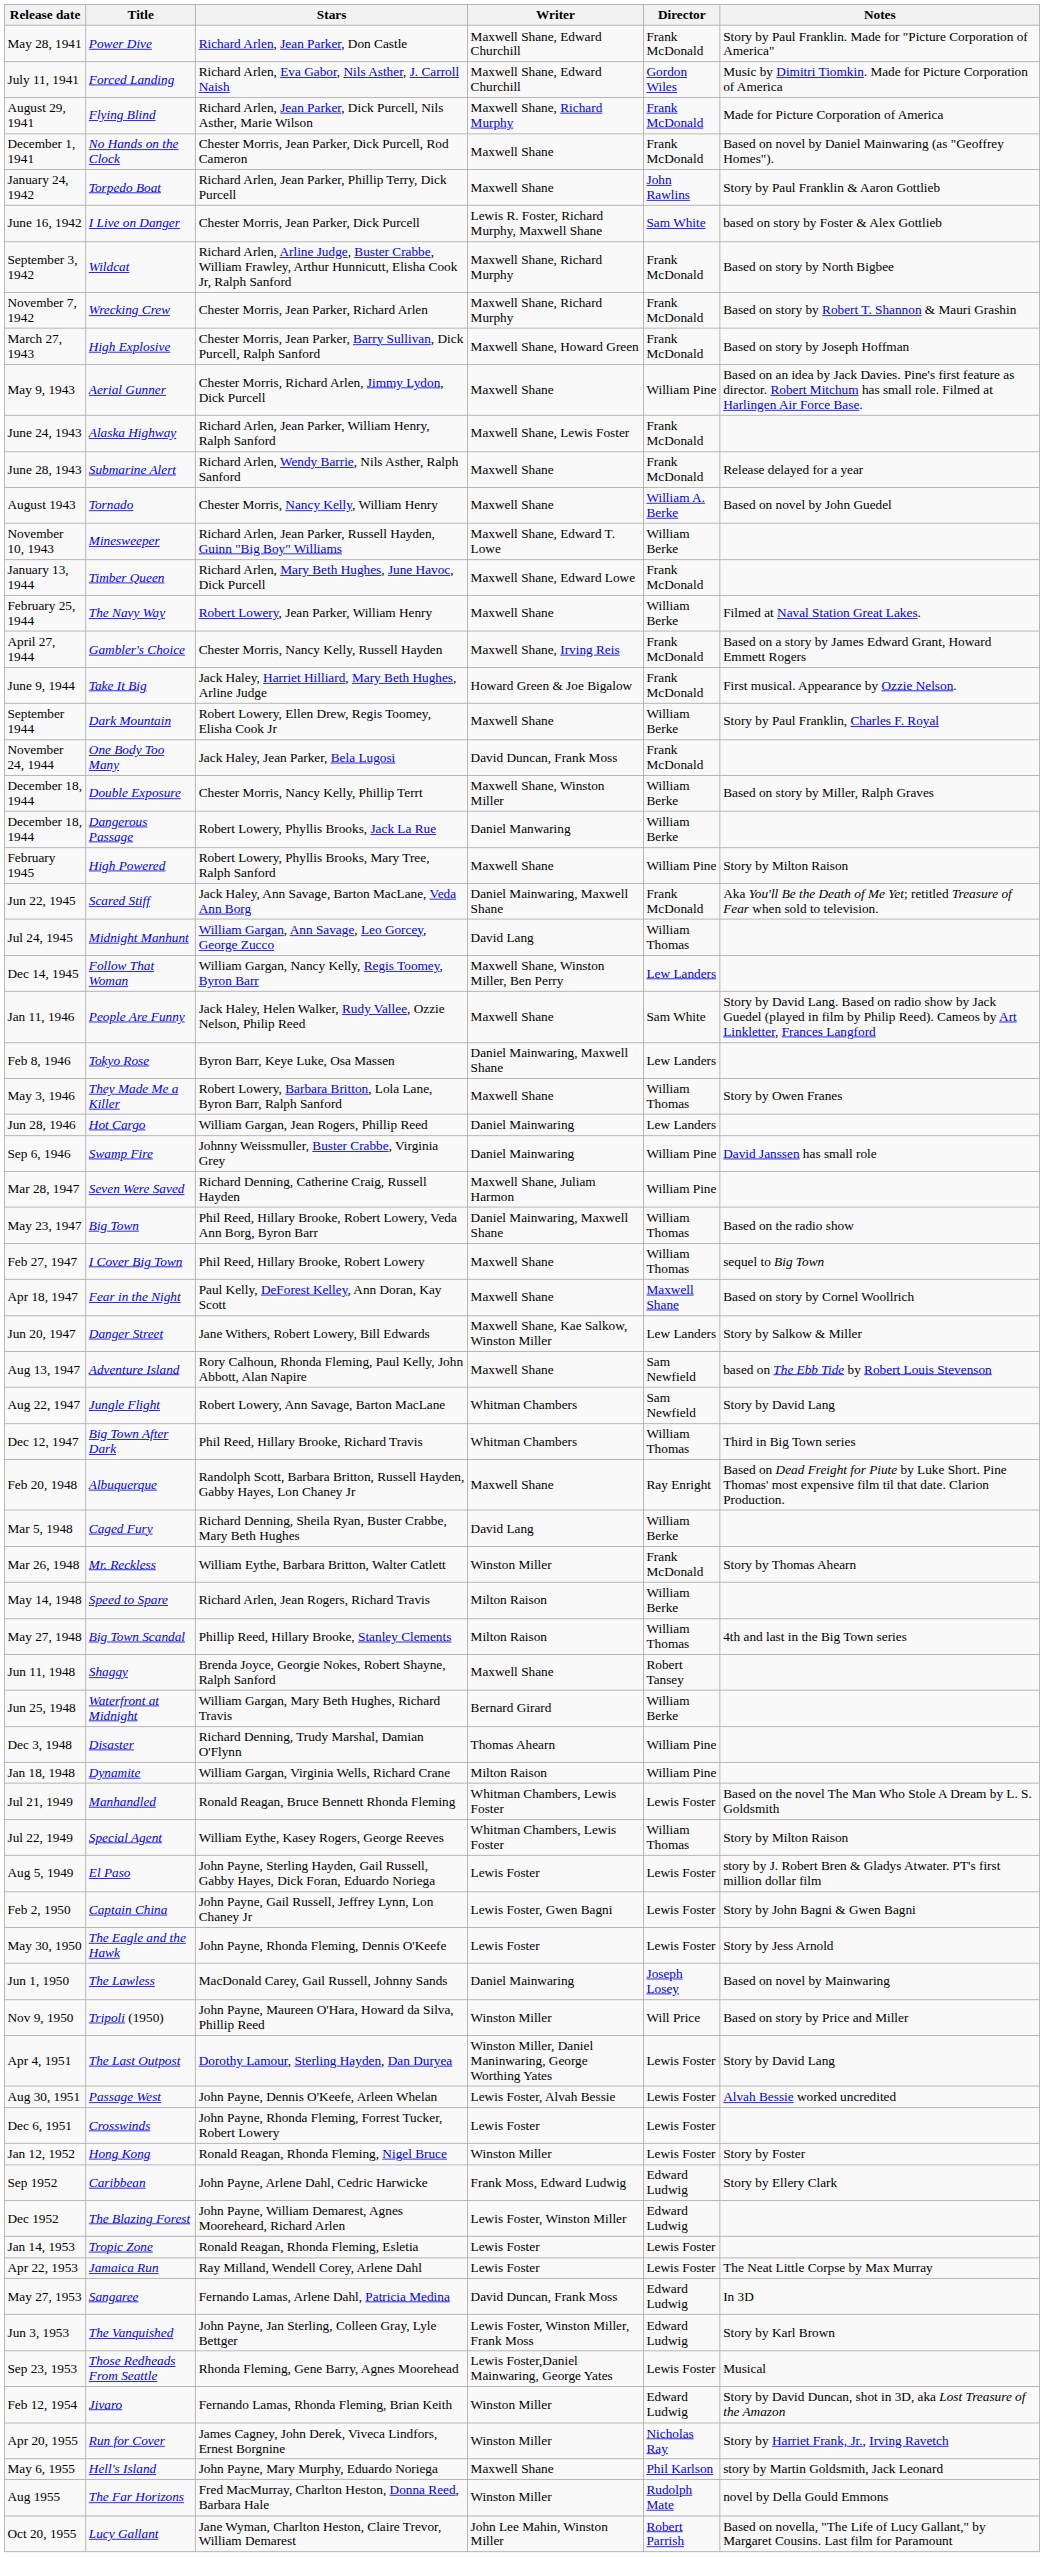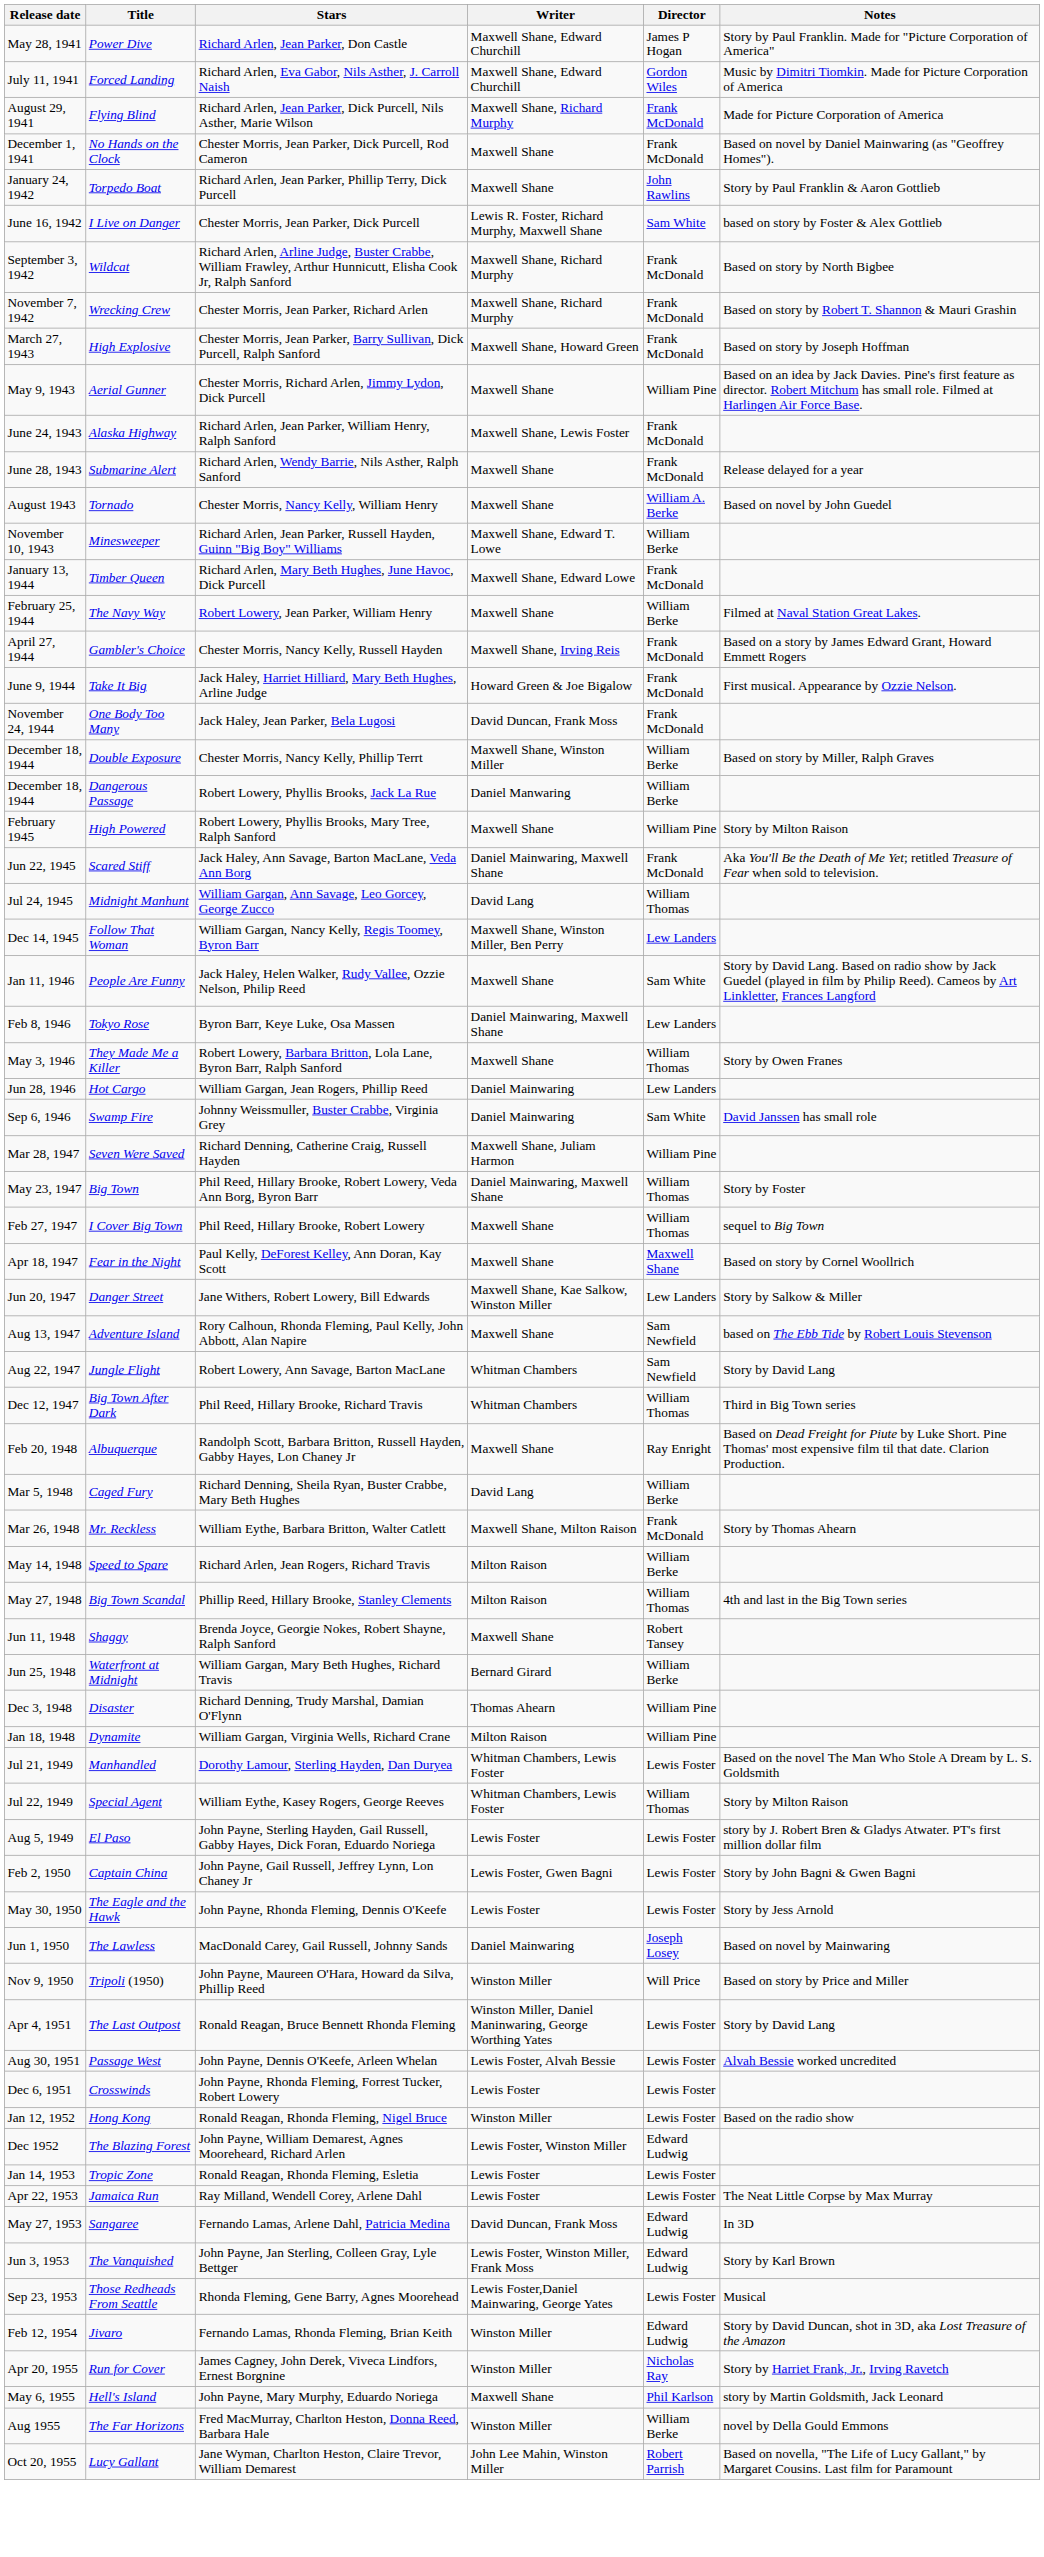(675, 43) Frank McDonald -> (668, 43) James P Hogan
- row: (130, 721)
(681, 1153) William Pine -> (676, 1117) Sam White
(788, 1225) Based on the radio show -> (764, 1189) Story by Foster
(511, 1564) Winston Miller -> (554, 1528) Maxwell Shane, Milton Raison
(327, 1801) Ronald Reagan, Bruce Bennett Rhonda Fleming -> (325, 1765) Dorothy Lamour, Sterling Hayden, Dan Duryea
(325, 2060) Dorothy Lamour, Sterling Hayden, Dan Duryea -> (327, 2024) Ronald Reagan, Bruce Bennett Rhonda Fleming
(764, 2154) Story by Foster -> (788, 2118) Based on the radio show
- row: (117, 2182)
(669, 2497) Rudolph Mate -> (668, 2425) William Berke
